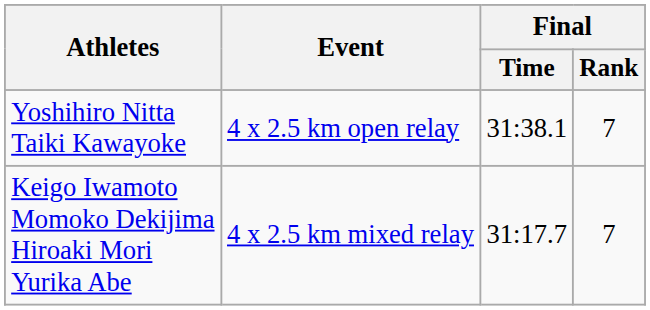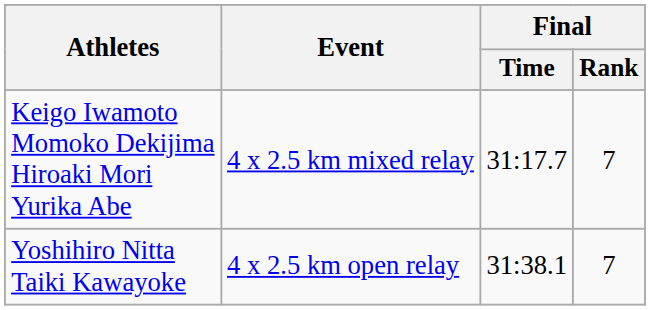rows swapped: (113, 234) <-> (99, 128)
